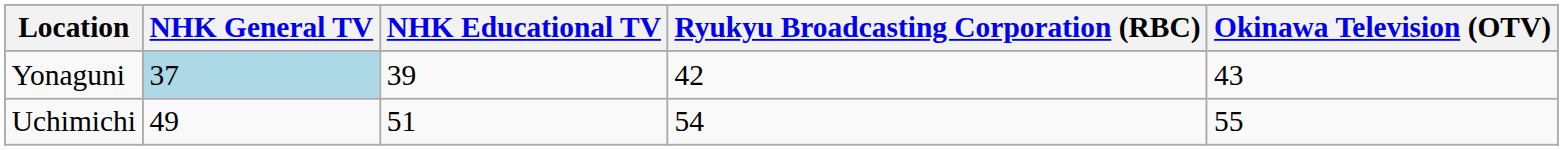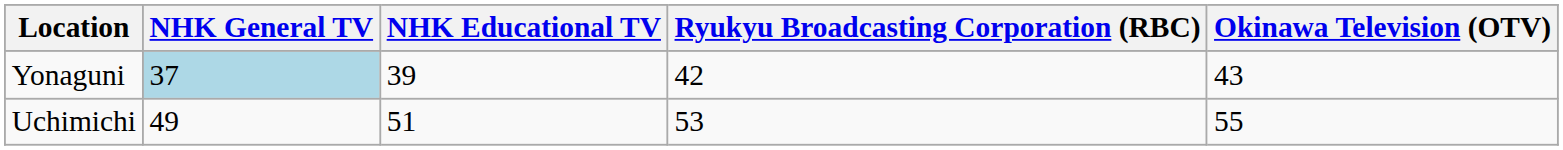(689, 121) 54 -> (689, 121) 53
